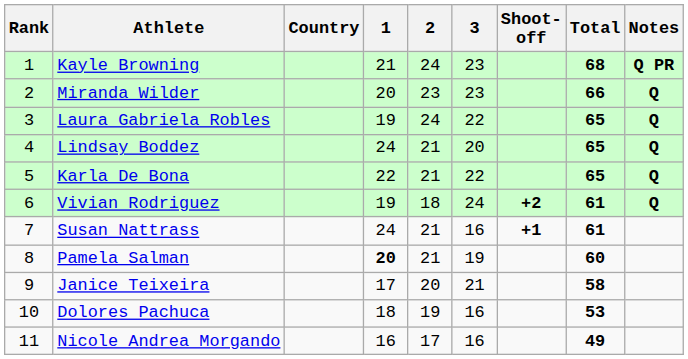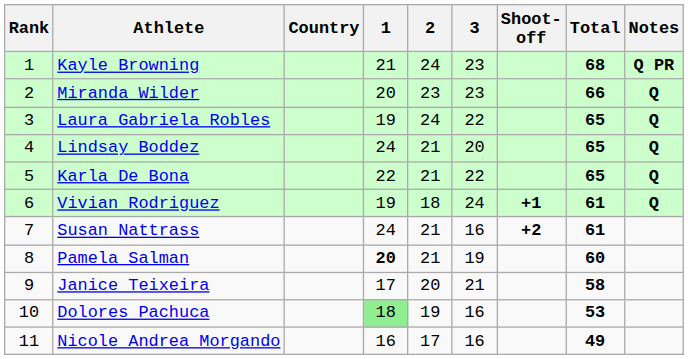(531, 203) +2 -> (531, 203) +1
(531, 231) +1 -> (531, 231) +2
(386, 313) no background -> (386, 313) lightgreen background
